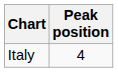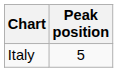(81, 55) 4 -> (81, 55) 5
